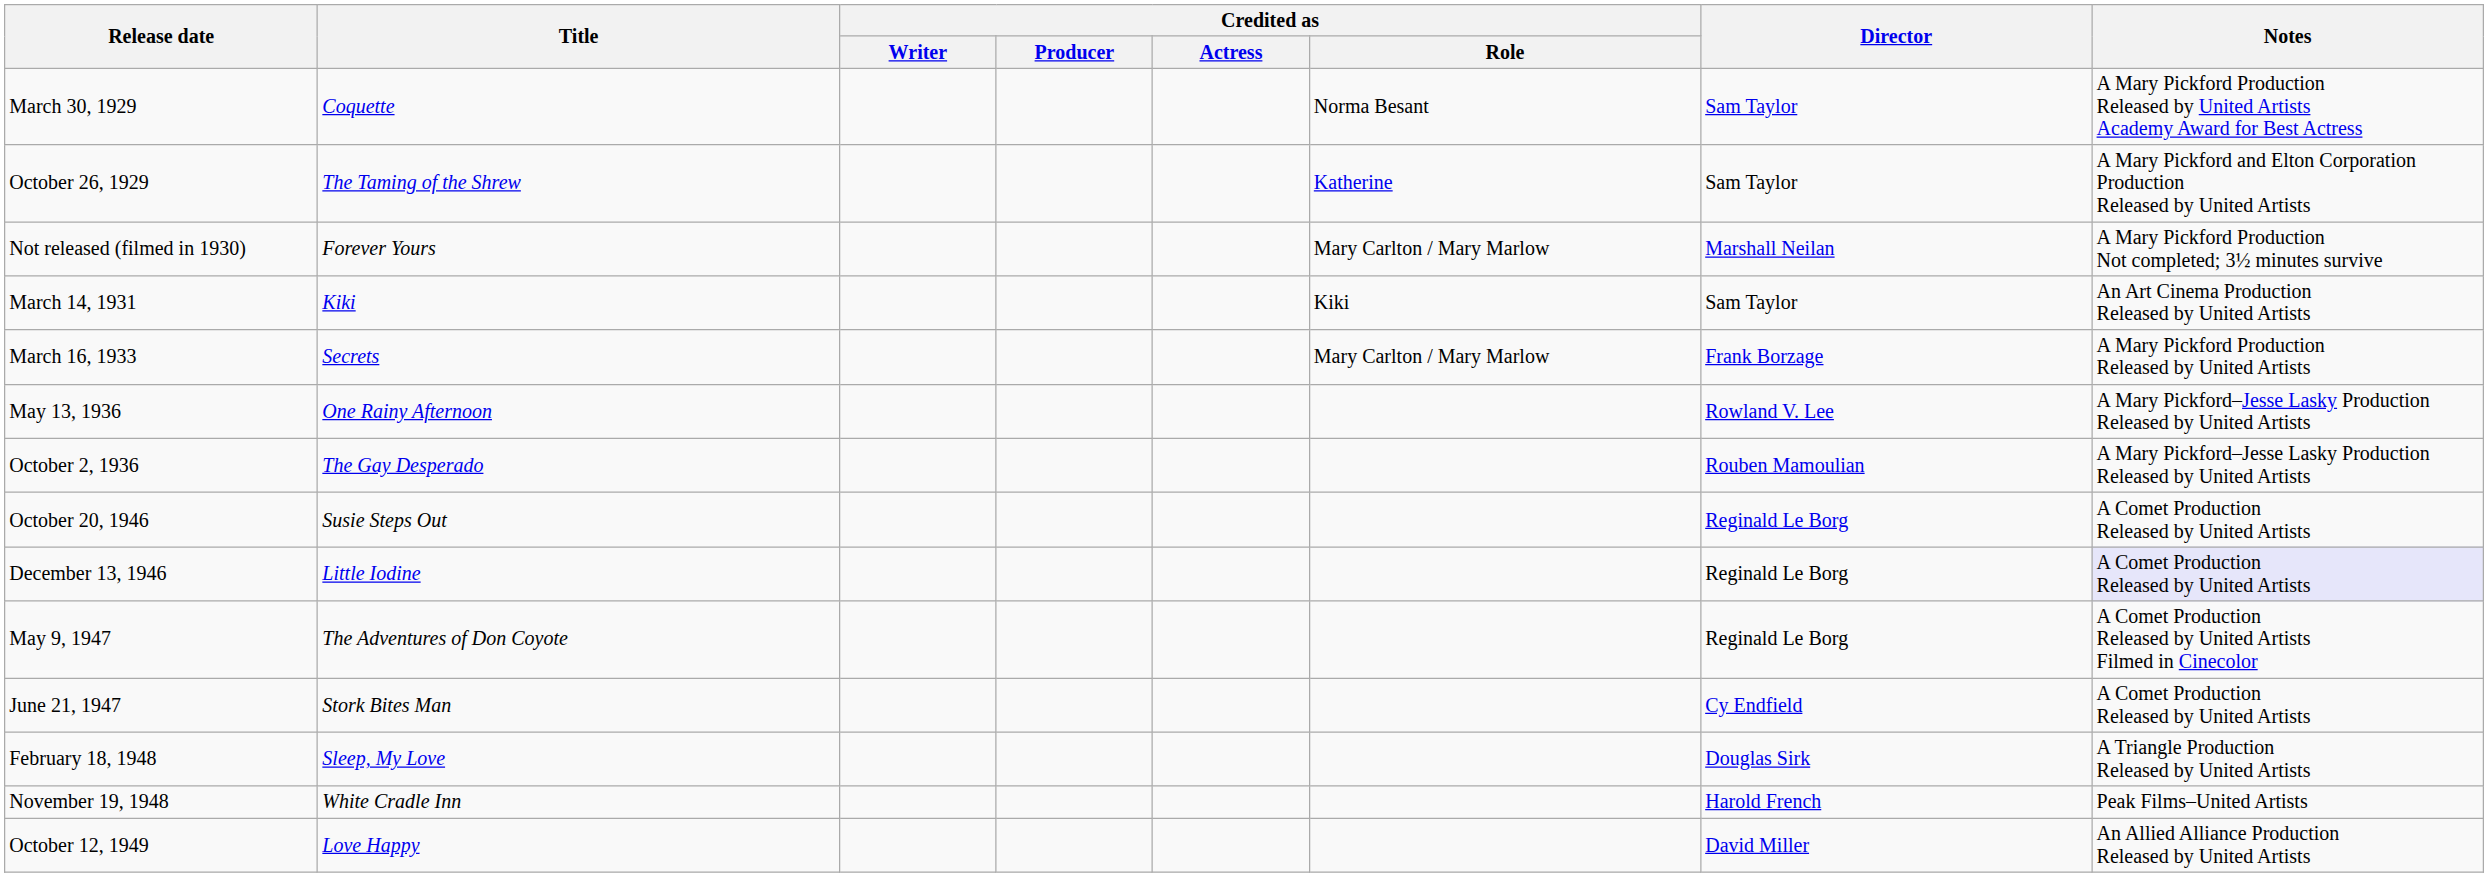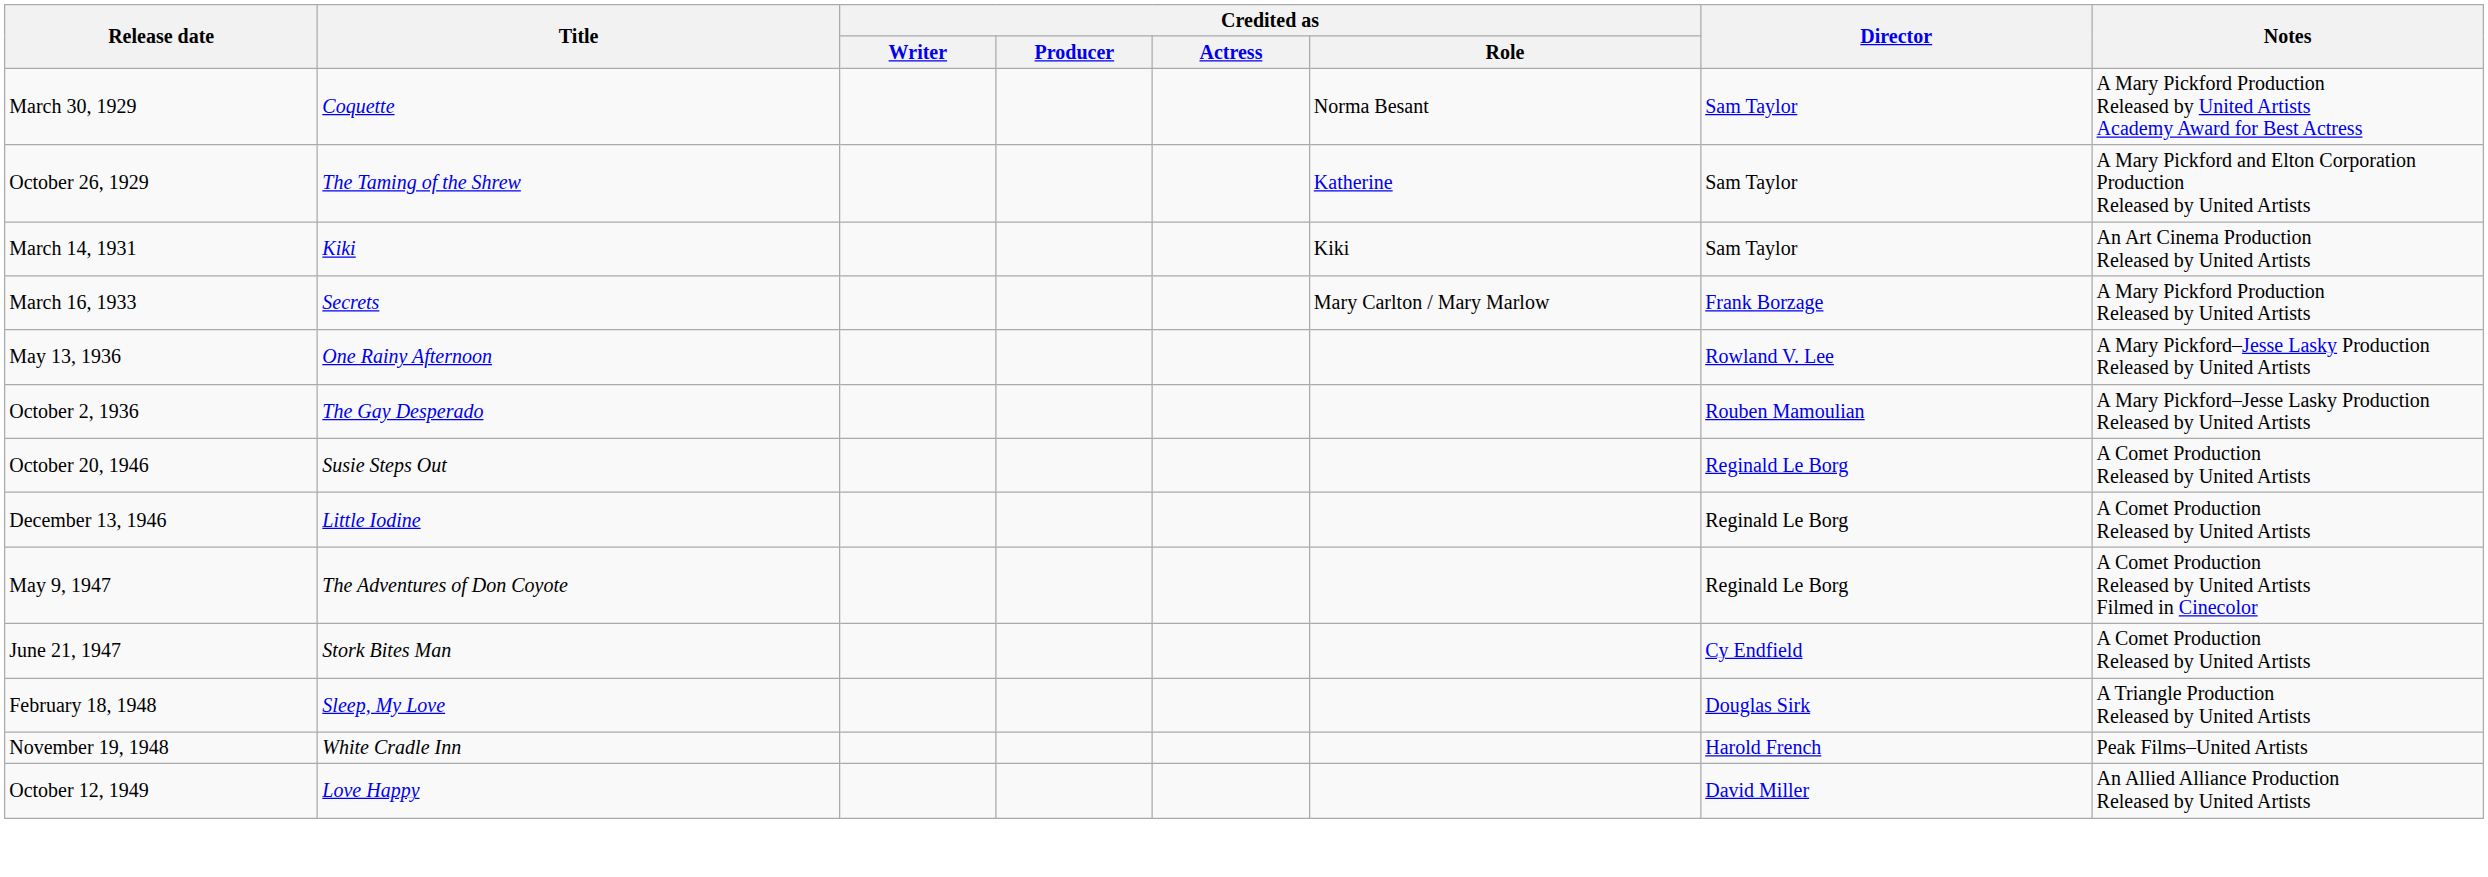- row: (128, 248)
(2203, 573) lavender background -> (2203, 519) no background
